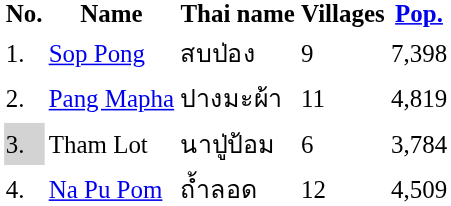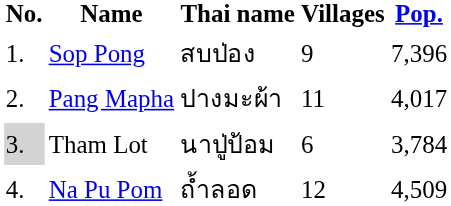(419, 53) 7,398 -> (419, 53) 7,396
(419, 98) 4,819 -> (419, 98) 4,017
